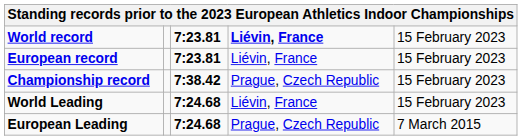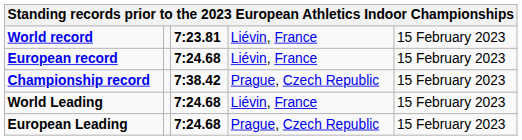(277, 37) bold -> (274, 37) normal
(197, 59) 7:23.81 -> (197, 59) 7:24.68
(439, 124) 7 March 2015 -> (451, 124) 15 February 2023
